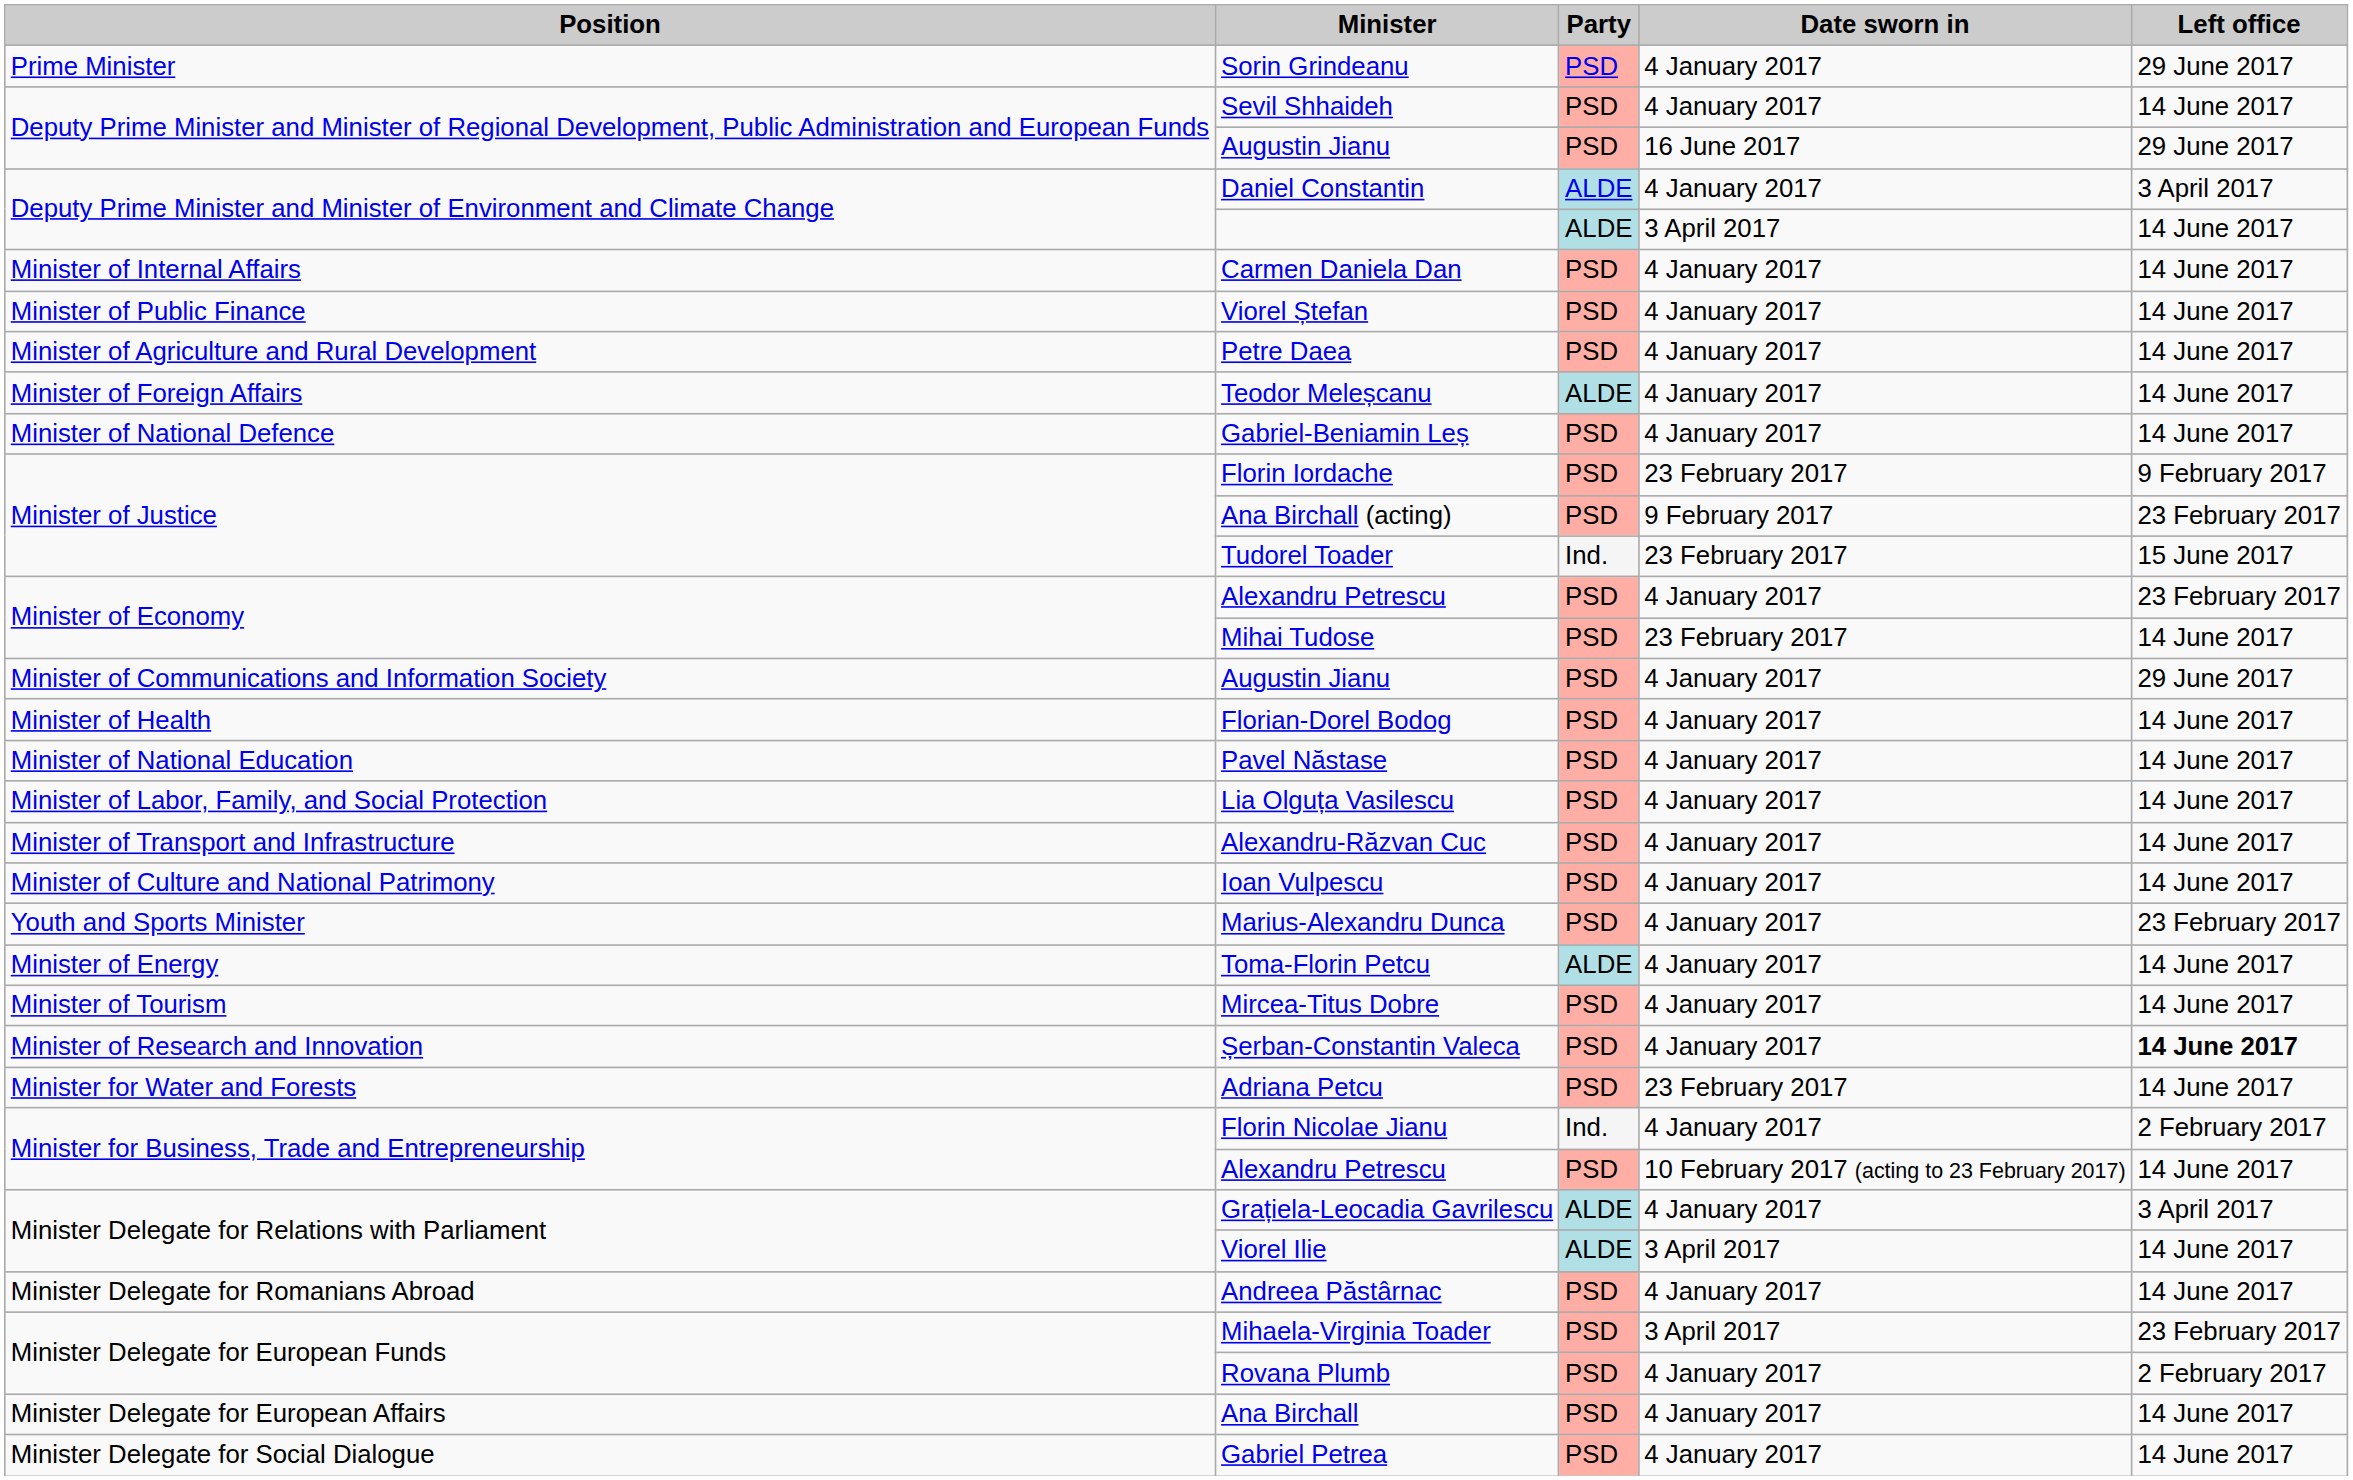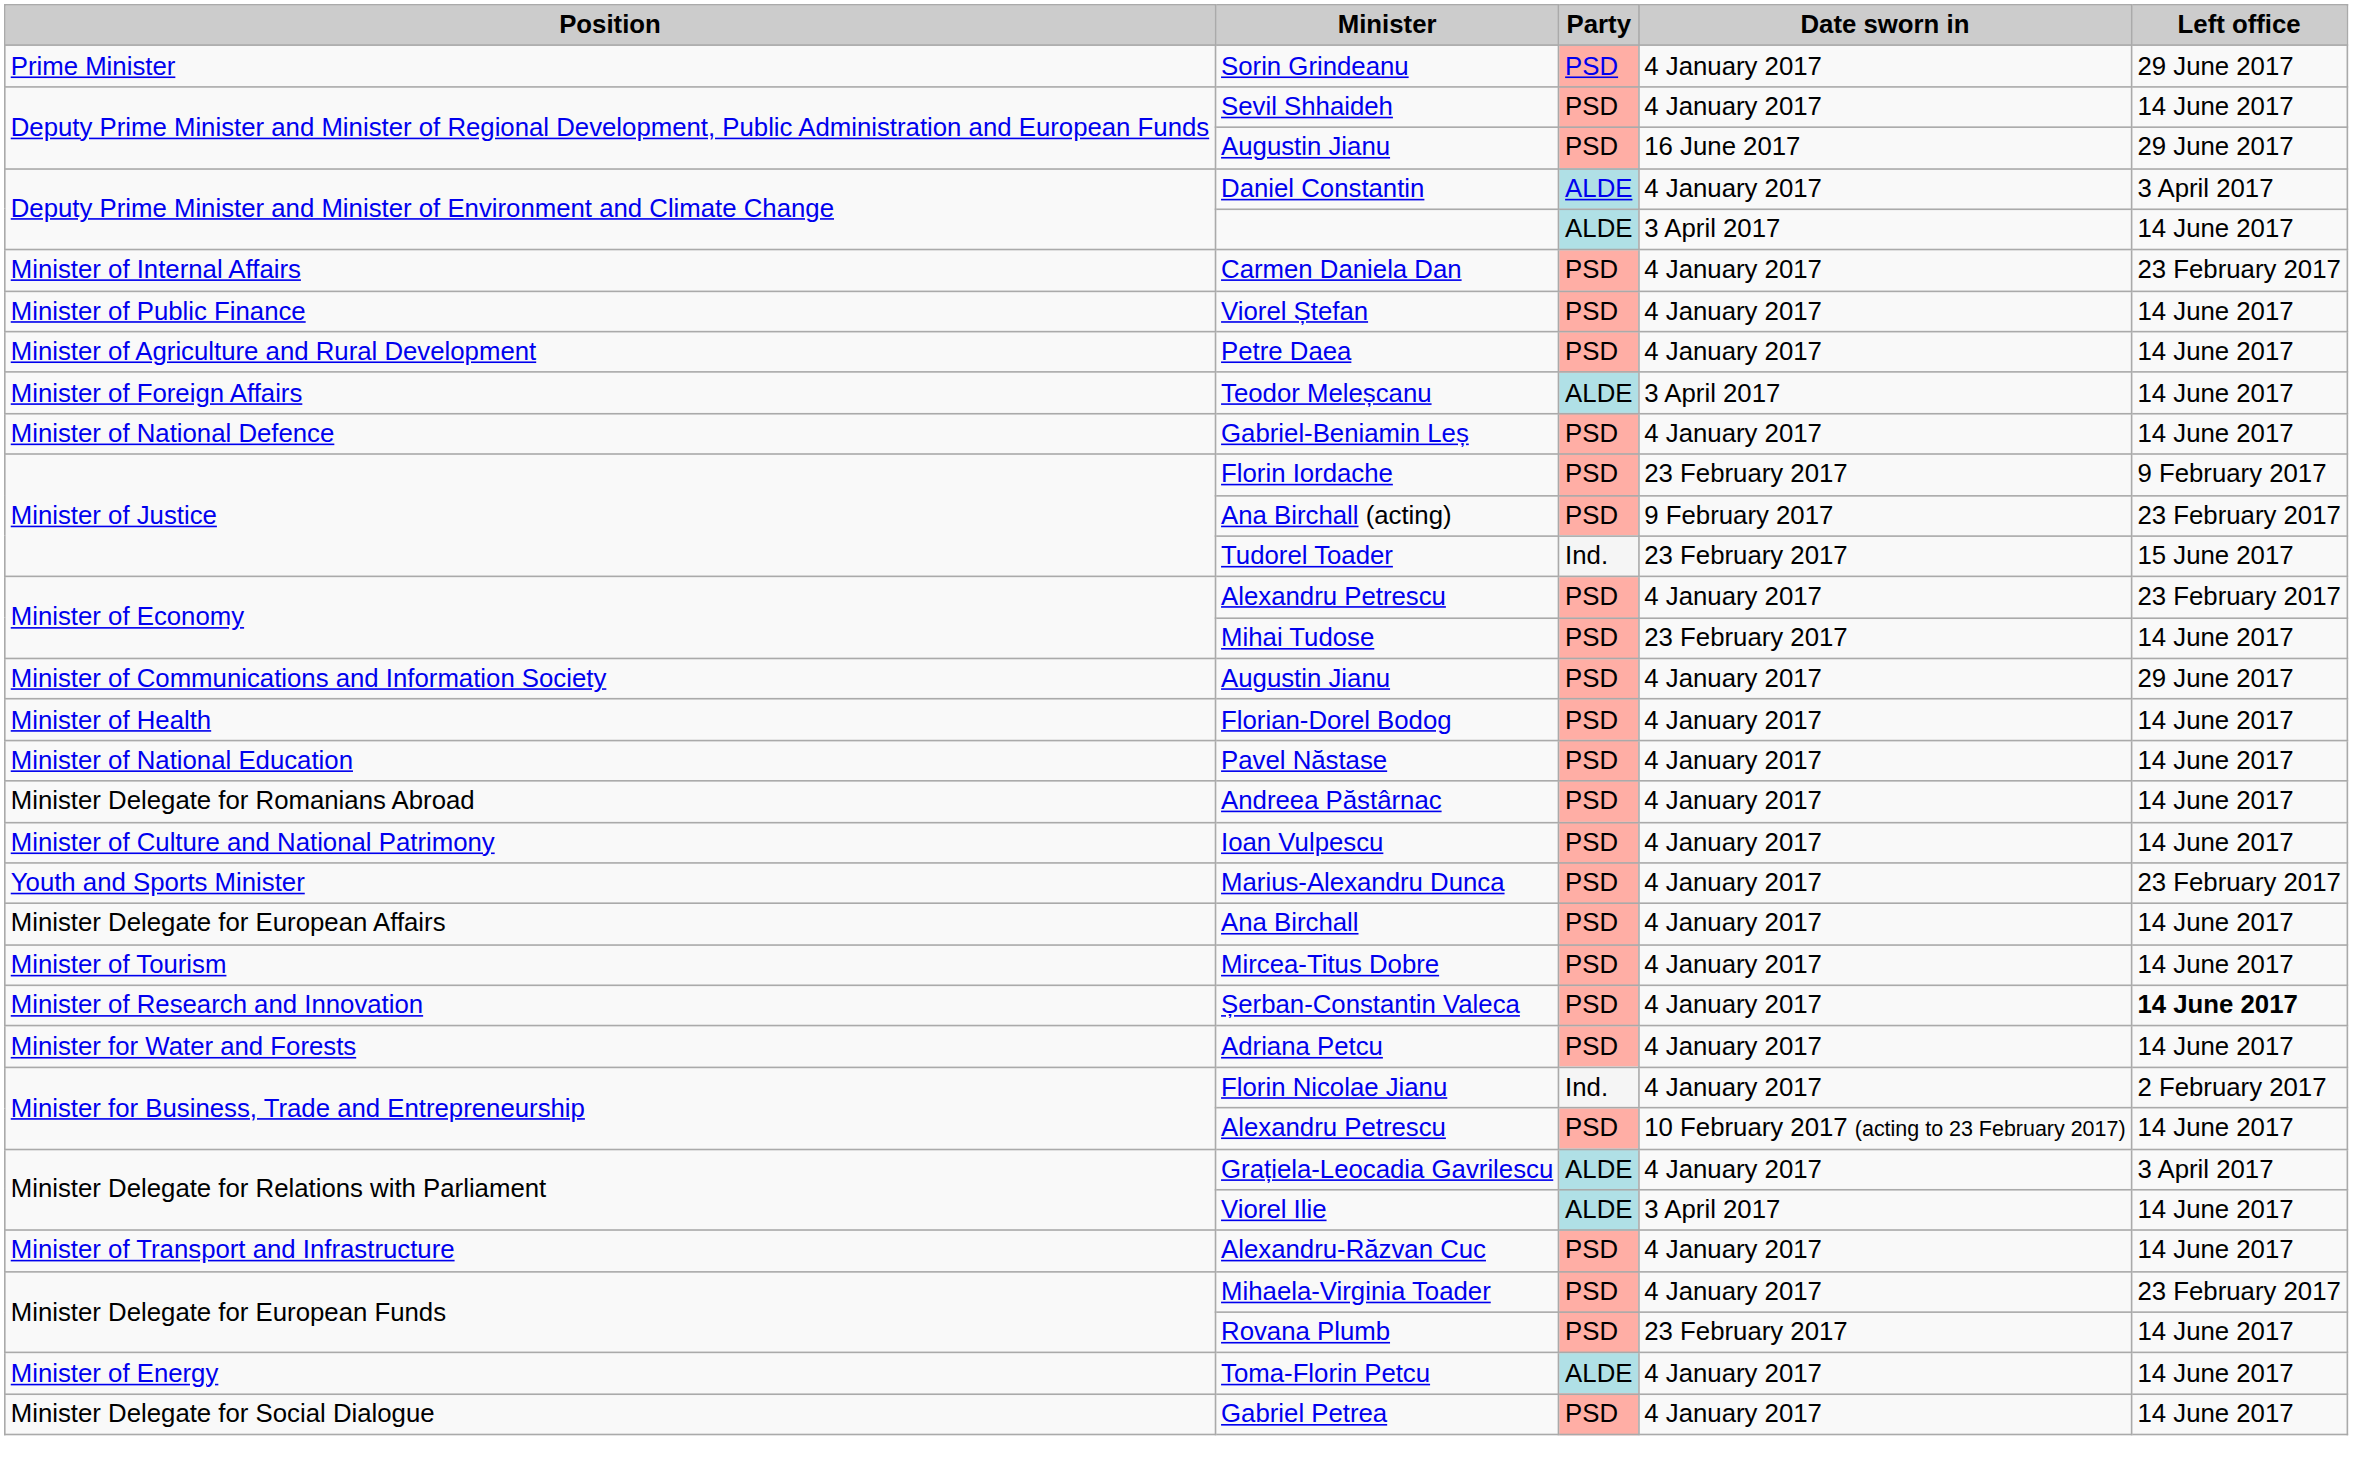(2216, 270) 14 June 2017 -> (2239, 270) 23 February 2017
(1733, 392) 4 January 2017 -> (1712, 392) 3 April 2017
- row: (279, 801)
rows swapped: (233, 842) <-> (243, 1291)
rows swapped: (115, 964) <-> (228, 1413)
(1746, 1087) 23 February 2017 -> (1733, 1046) 4 January 2017
(1712, 1332) 3 April 2017 -> (1733, 1291) 4 January 2017
(1733, 1373) 4 January 2017 -> (1746, 1332) 23 February 2017
(2232, 1373) 2 February 2017 -> (2216, 1332) 14 June 2017
